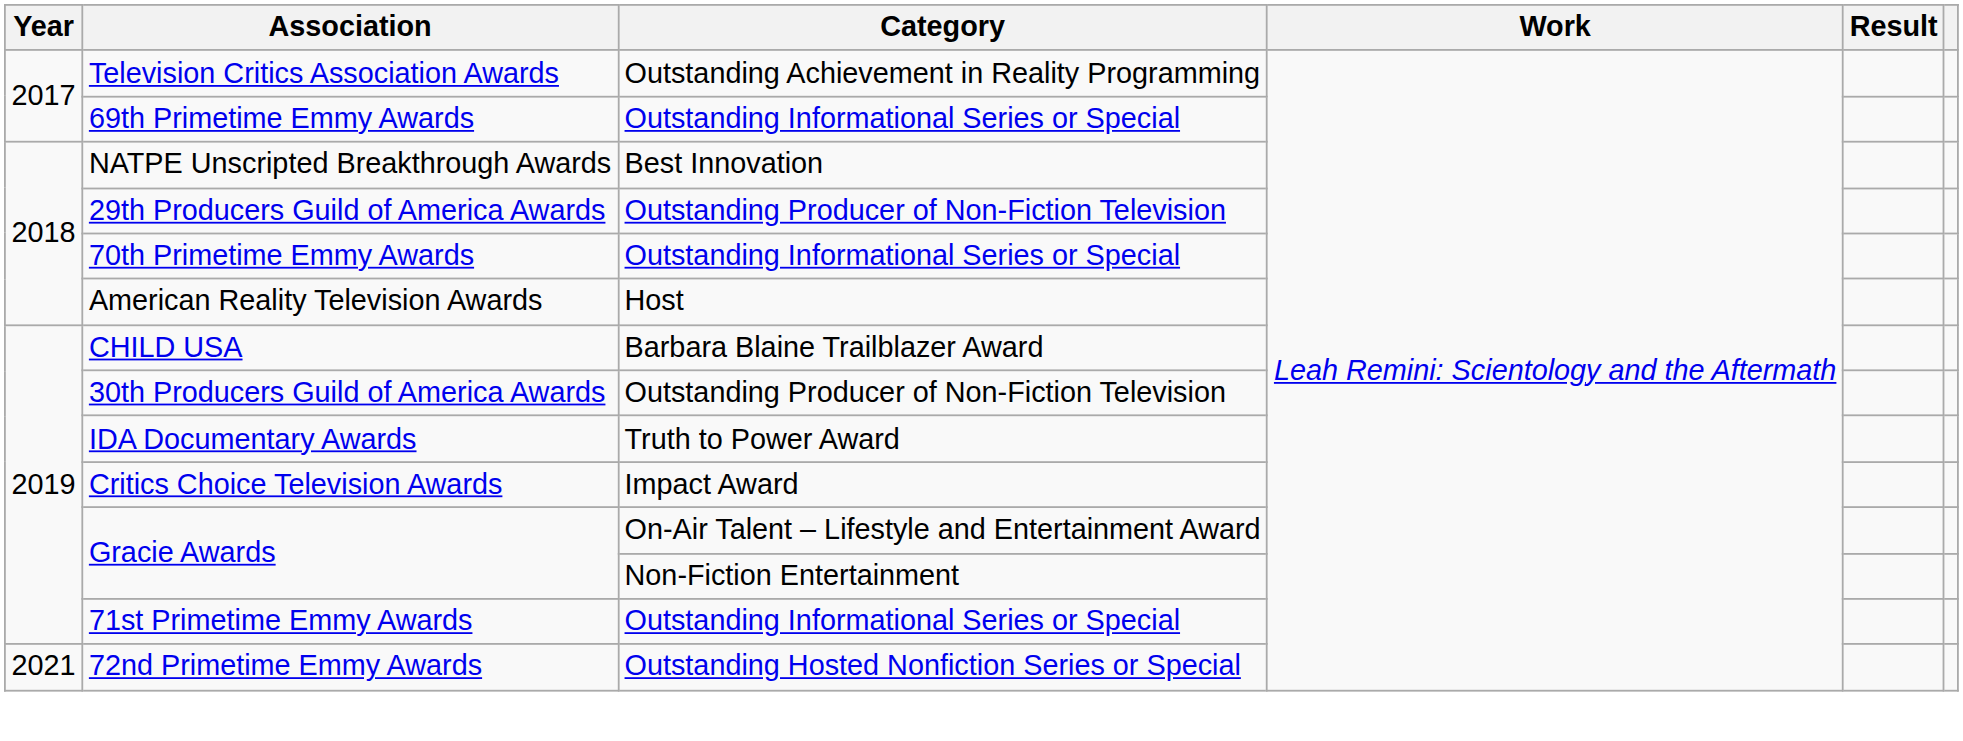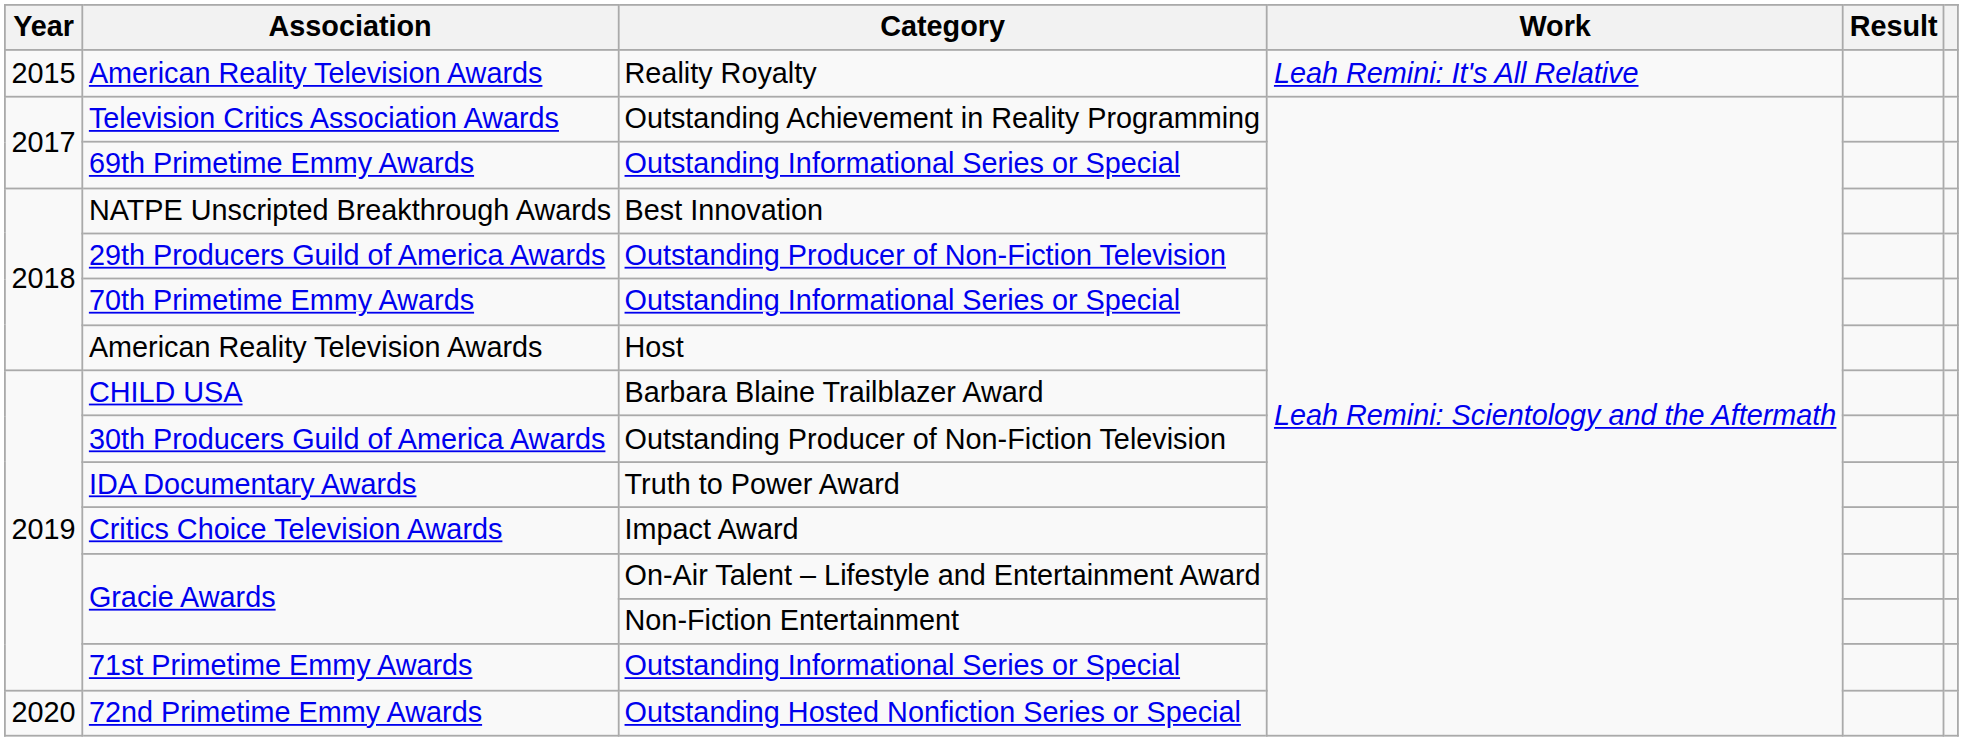+ row: (316, 73)
(44, 666) 2021 -> (44, 712) 2020
